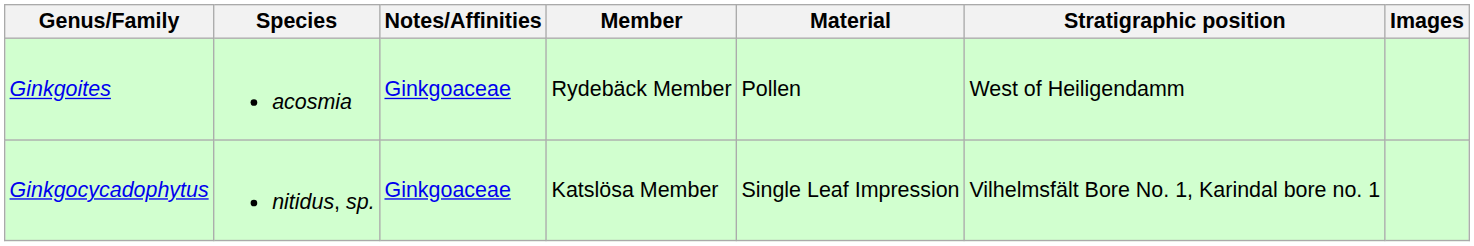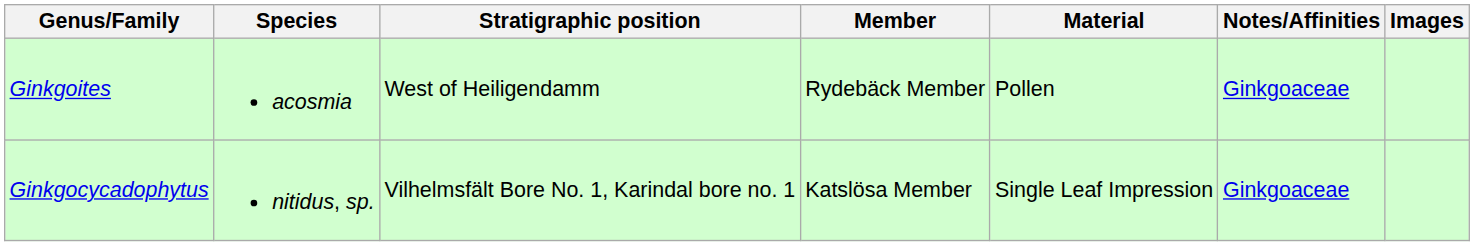columns swapped: (1175, 21) <-> (463, 21)
